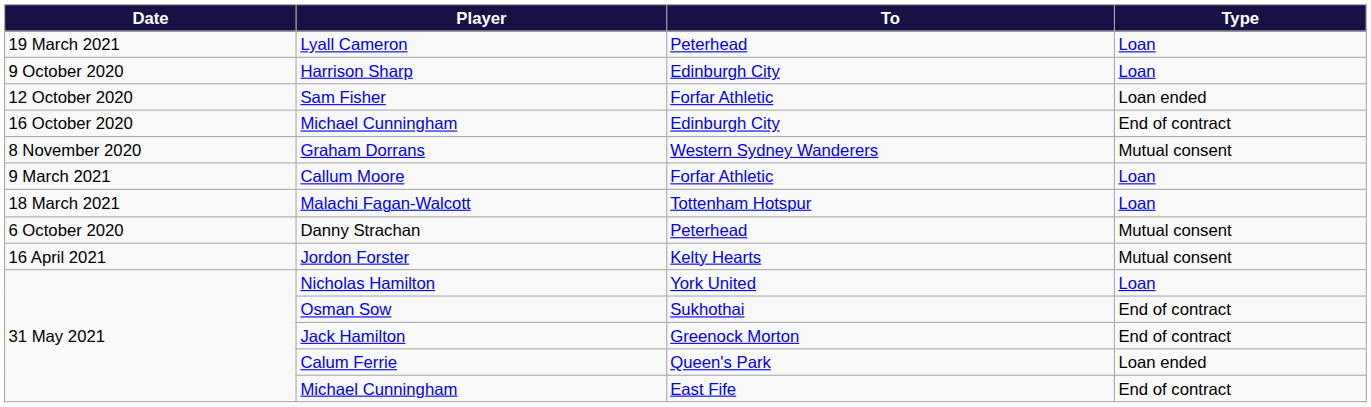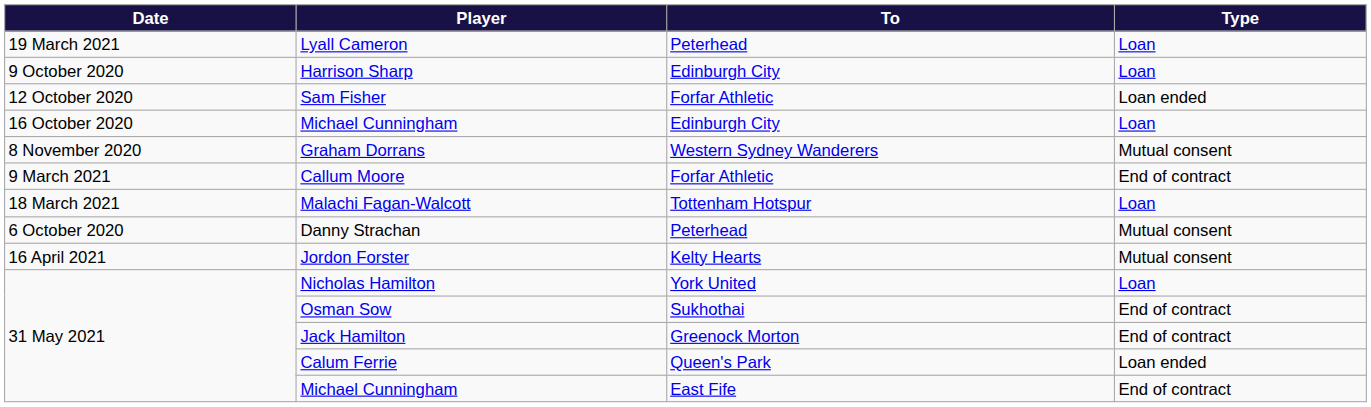(1175, 124) End of contract -> (1137, 124) Loan
(1137, 177) Loan -> (1175, 177) End of contract
